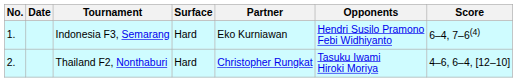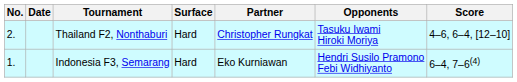rows swapped: (113, 35) <-> (111, 63)
